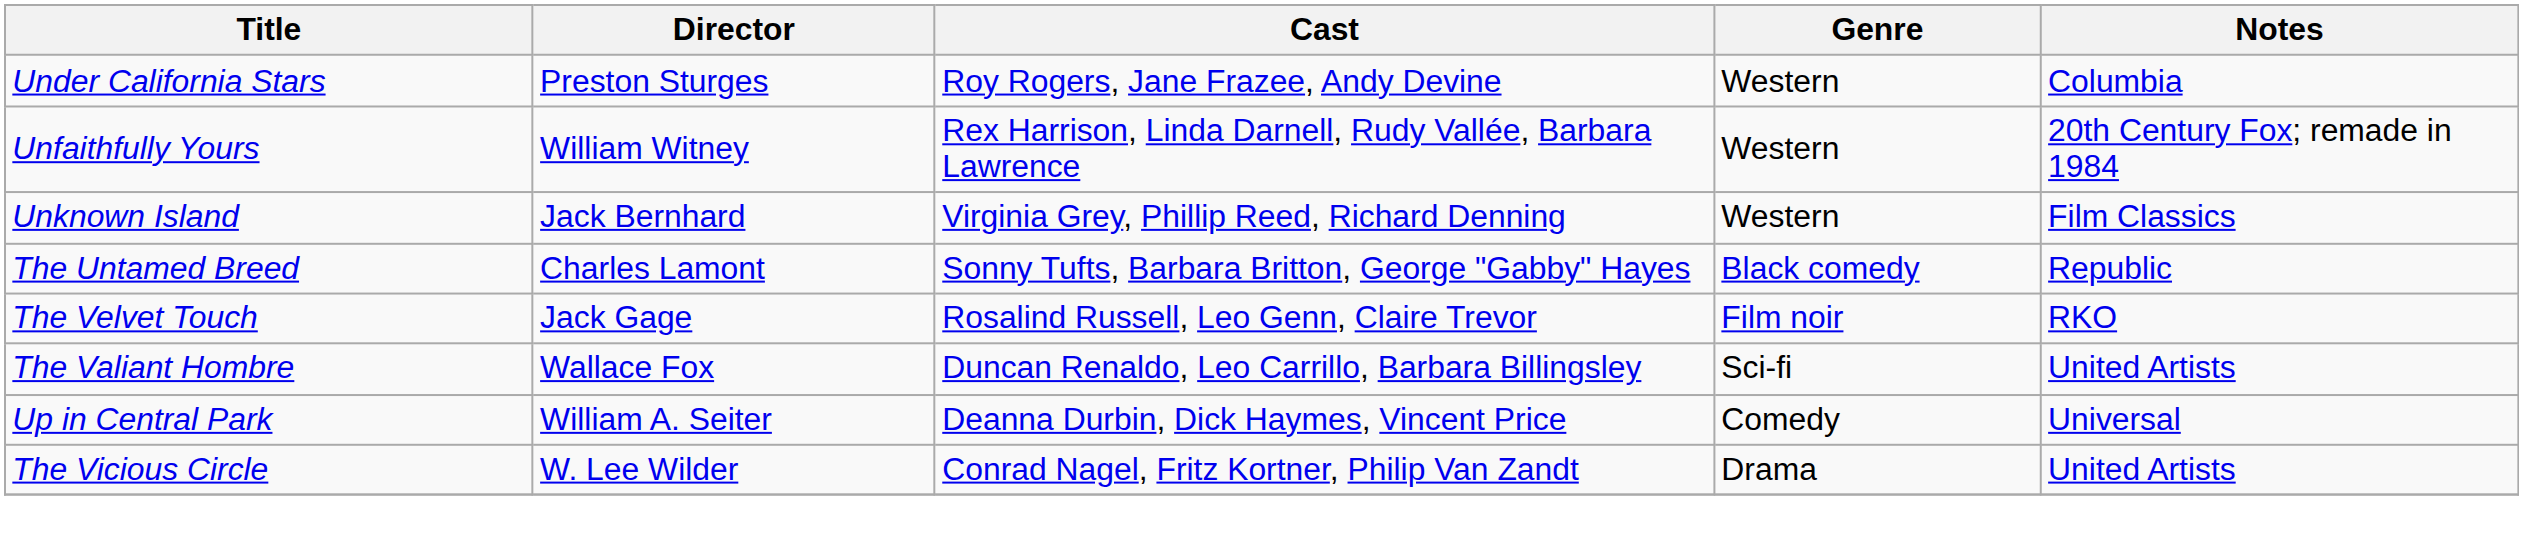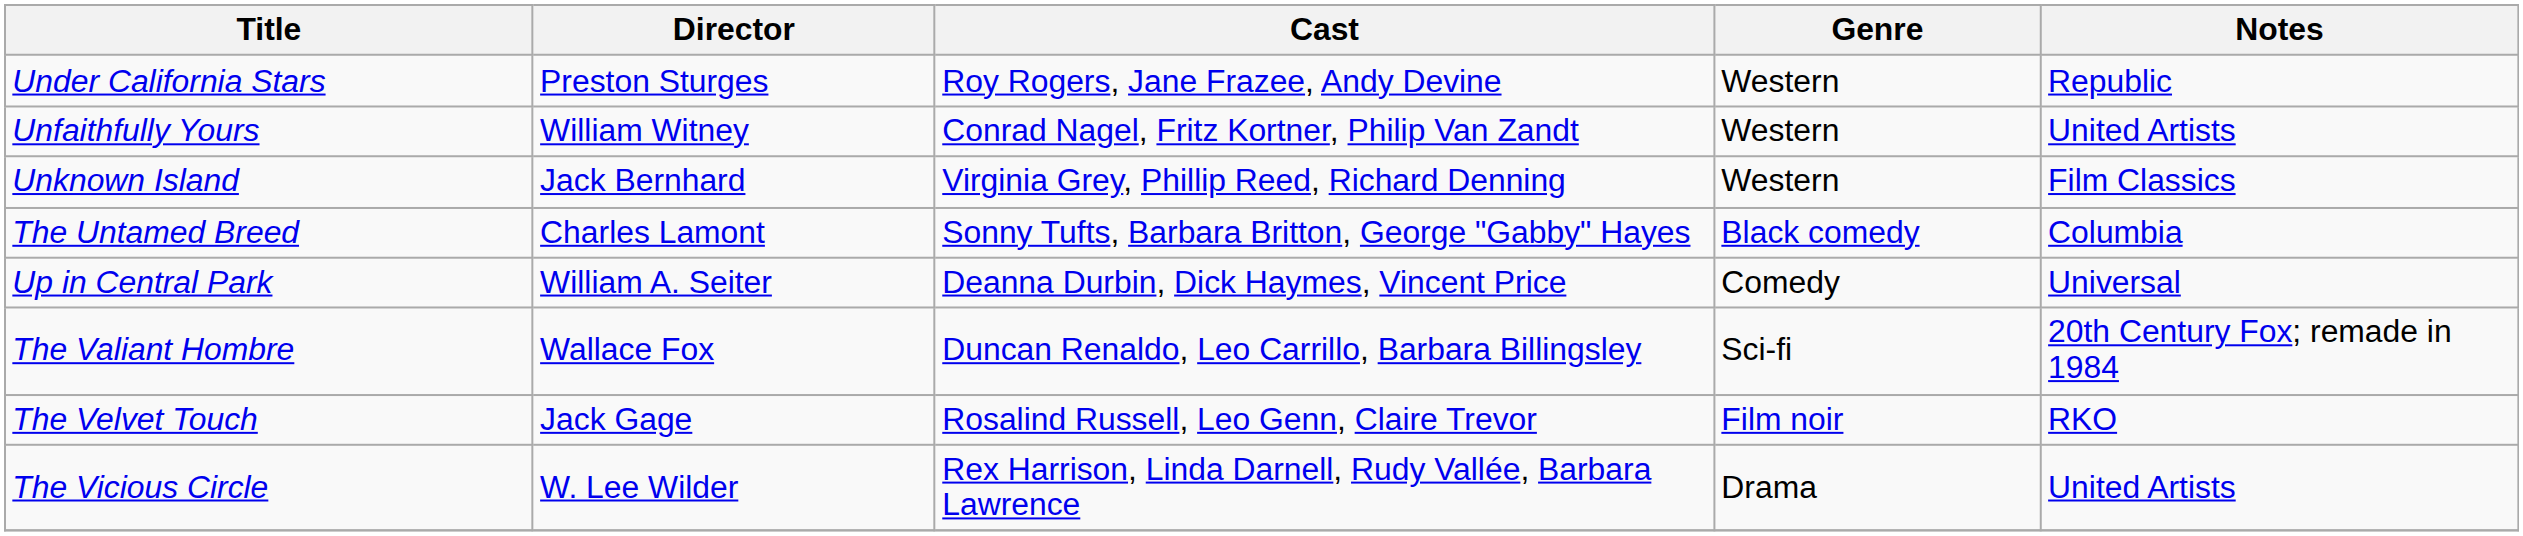(2115, 80) Columbia -> (2110, 80) Republic
(1297, 148) Rex Harrison, Linda Darnell, Rudy Vallée, Barbara Lawrence -> (1261, 130) Conrad Nagel, Fritz Kortner, Philip Van Zandt
(2250, 148) 20th Century Fox; remade in 1984 -> (2142, 130) United Artists
(2110, 267) Republic -> (2115, 231) Columbia
rows swapped: (142, 419) <-> (135, 318)
(2142, 368) United Artists -> (2250, 350) 20th Century Fox; remade in 1984
(1261, 469) Conrad Nagel, Fritz Kortner, Philip Van Zandt -> (1297, 487) Rex Harrison, Linda Darnell, Rudy Vallée, Barbara Lawrence
